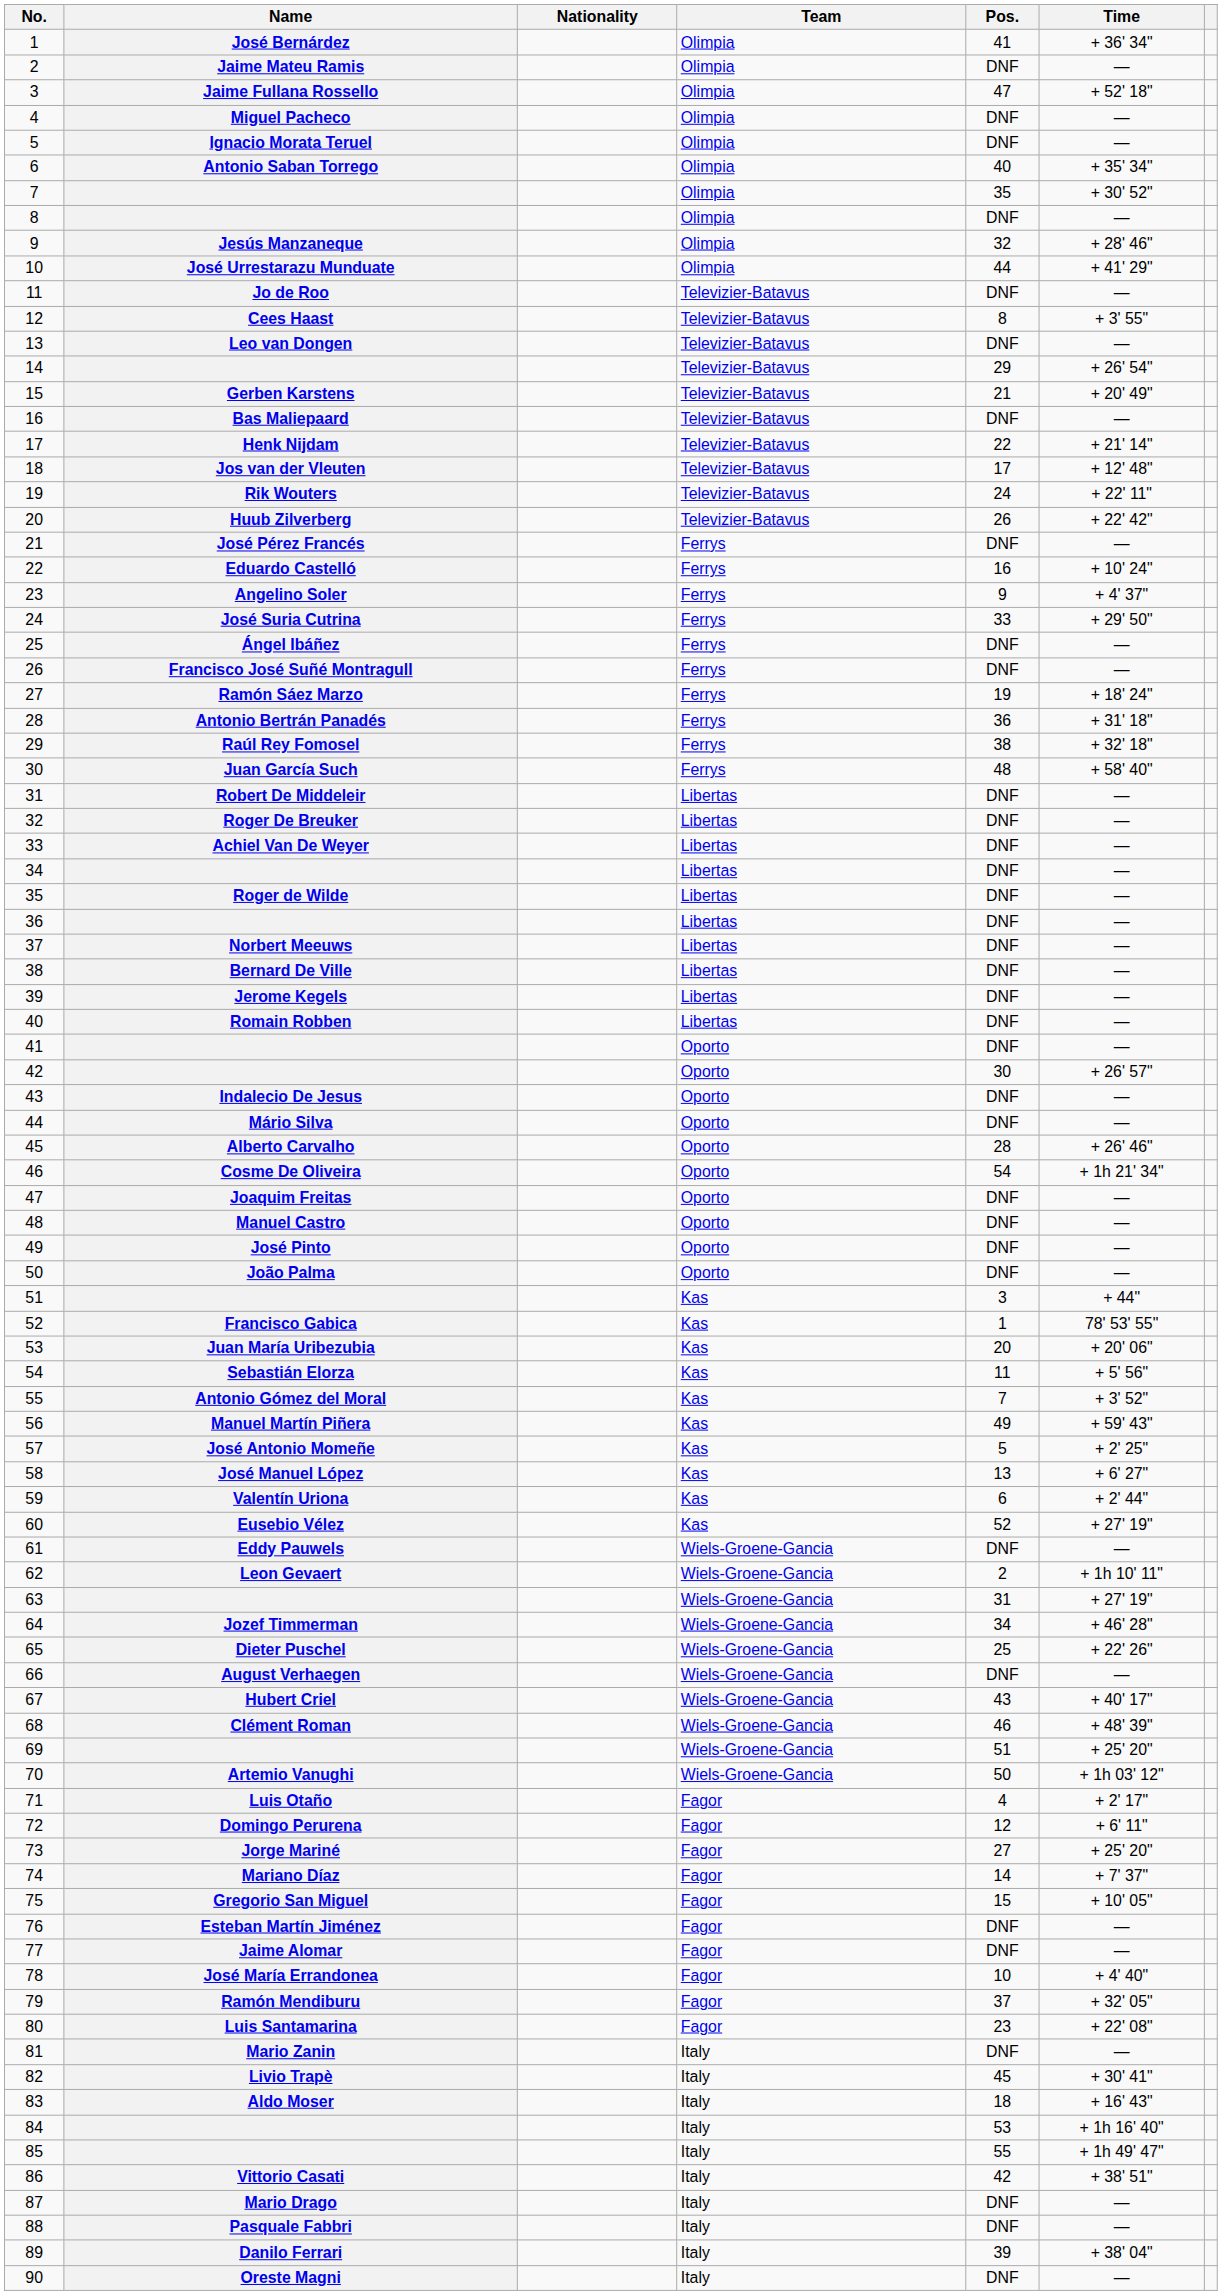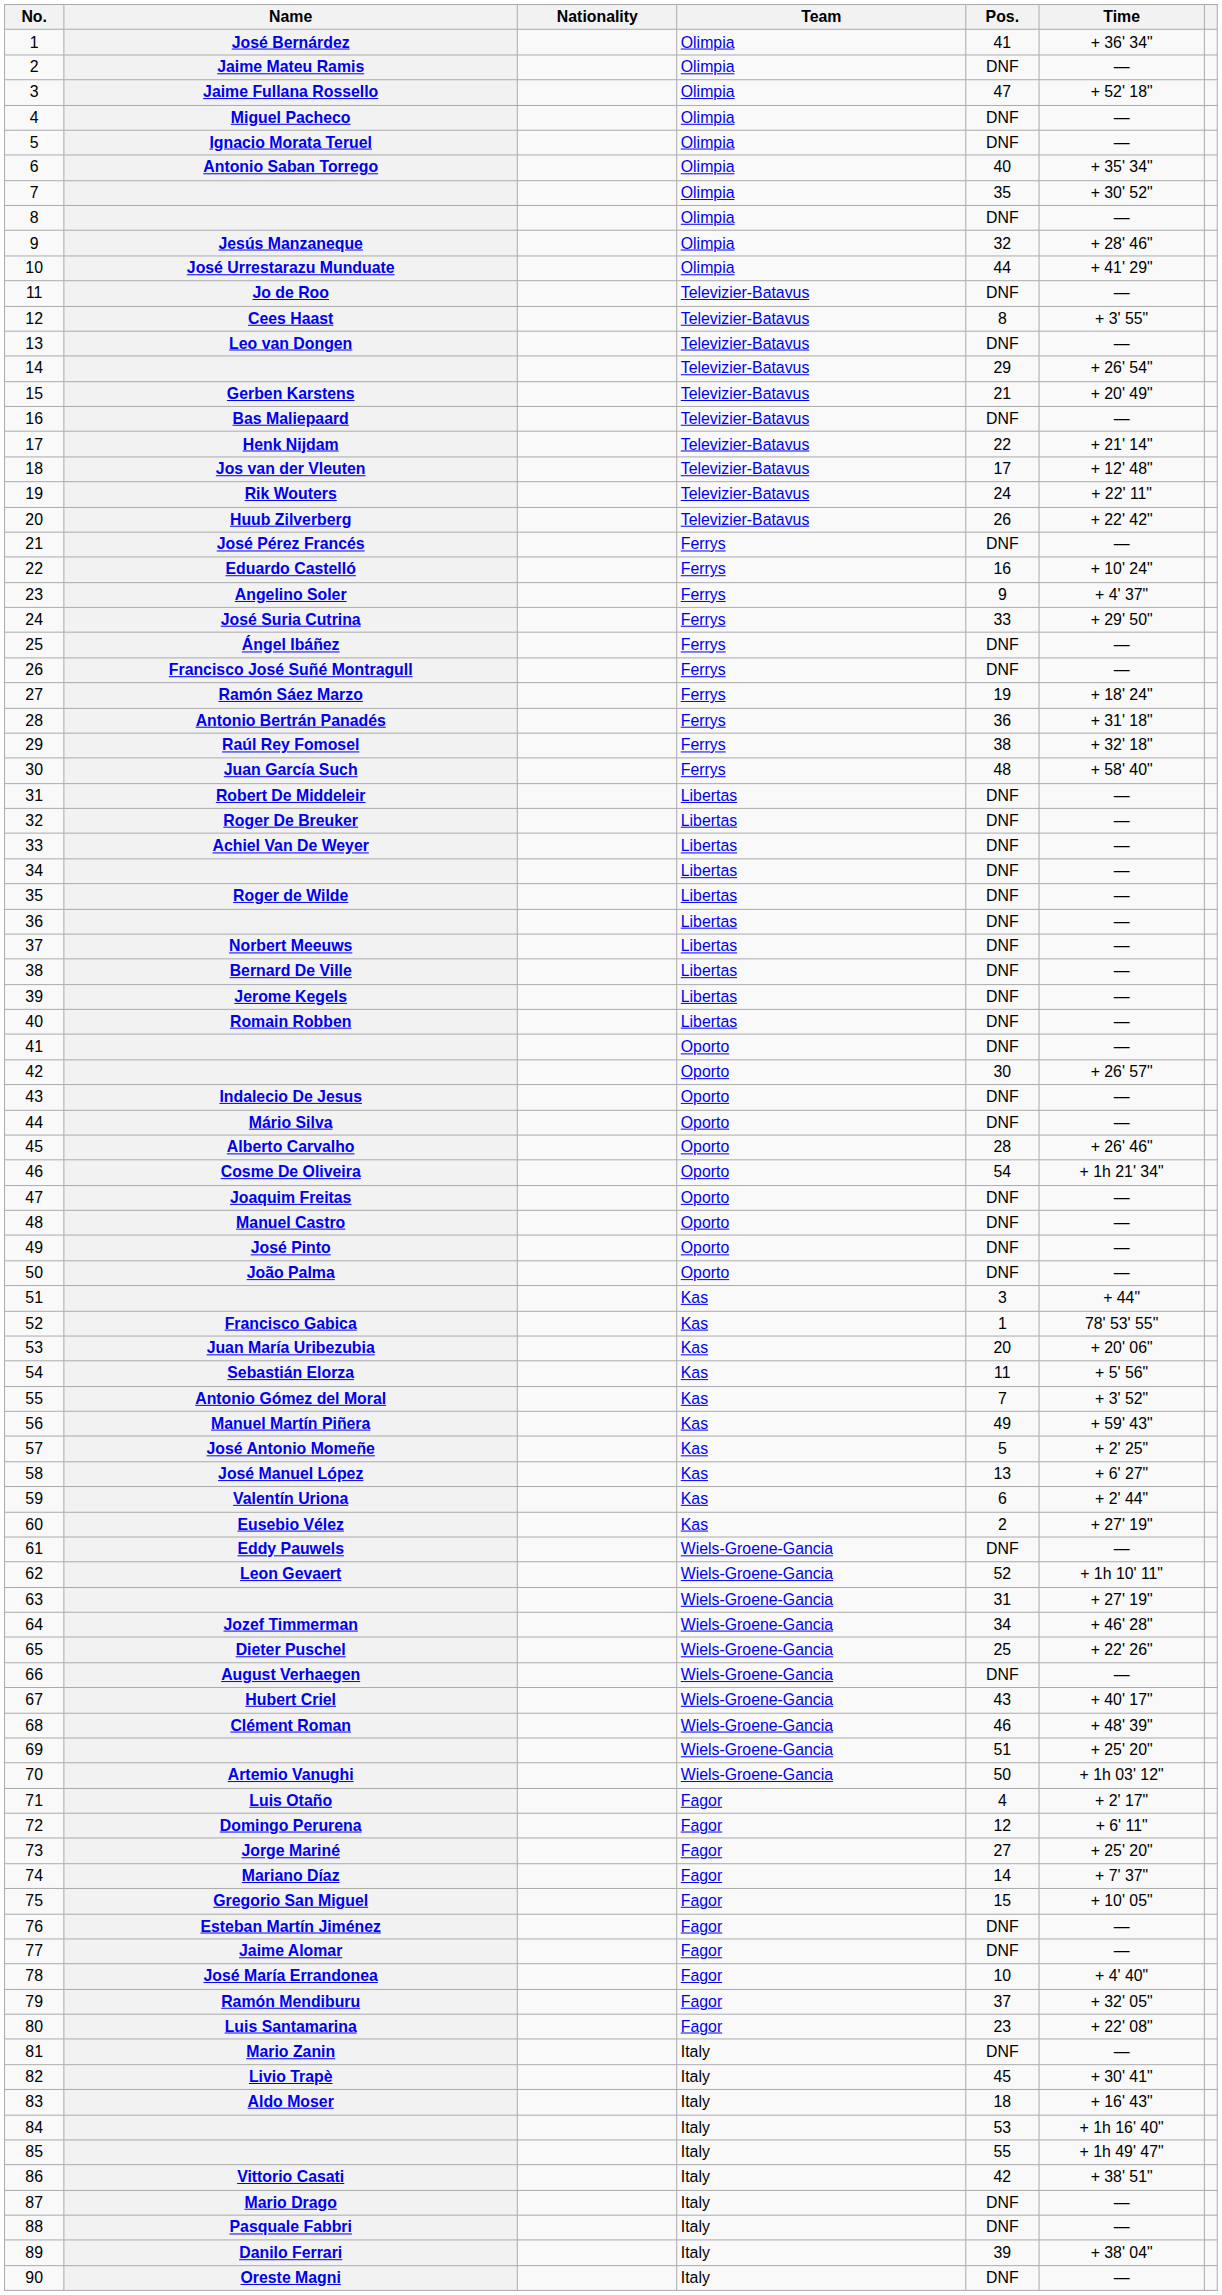(1002, 1524) 52 -> (1002, 1524) 2
(1002, 1574) 2 -> (1002, 1574) 52
